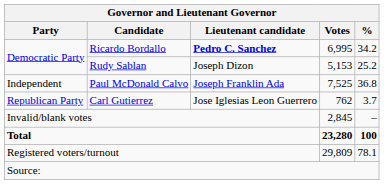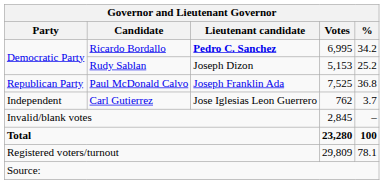(34, 83) Independent -> (45, 83) Republican Party
(45, 100) Republican Party -> (34, 100) Independent
